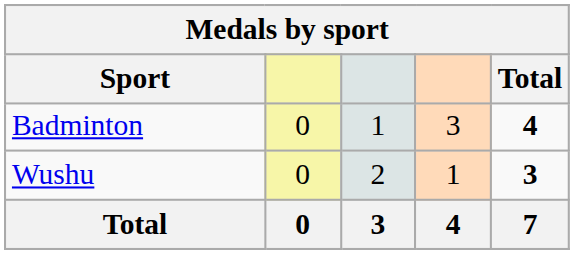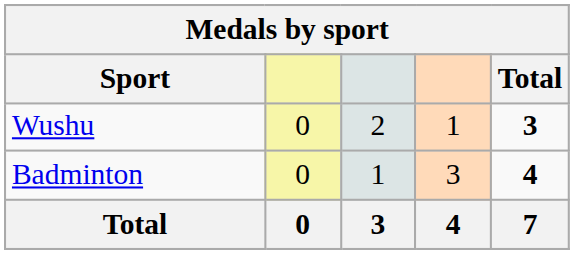rows swapped: (78, 126) <-> (53, 175)
